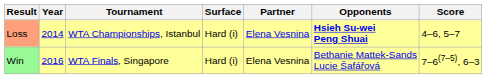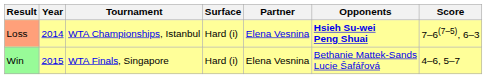(441, 33) 4–6, 5–7 -> (450, 33) 7–6(7–5), 6–3
(53, 60) 2016 -> (53, 60) 2015
(450, 60) 7–6(7–5), 6–3 -> (441, 60) 4–6, 5–7
